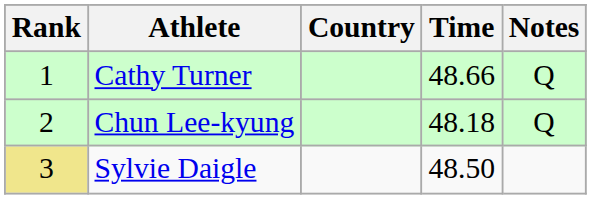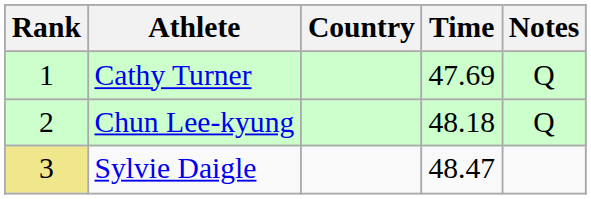(462, 74) 48.66 -> (462, 74) 47.69
(462, 168) 48.50 -> (462, 168) 48.47
